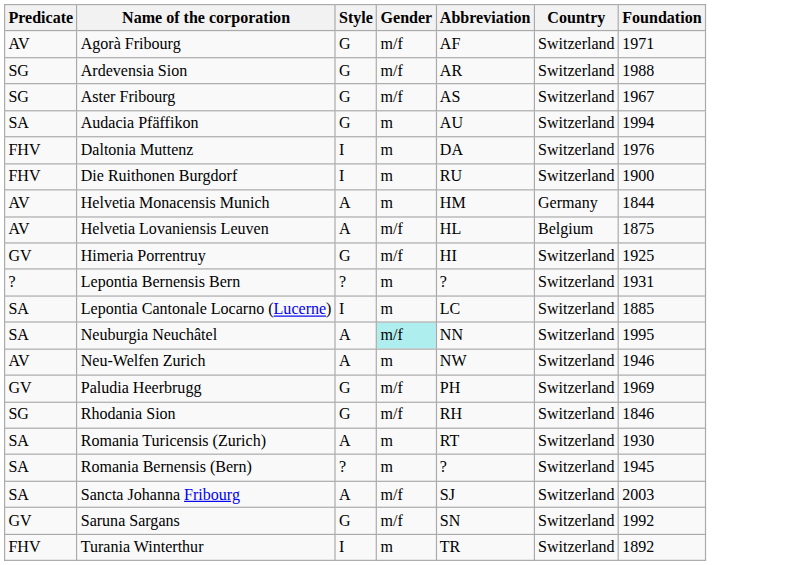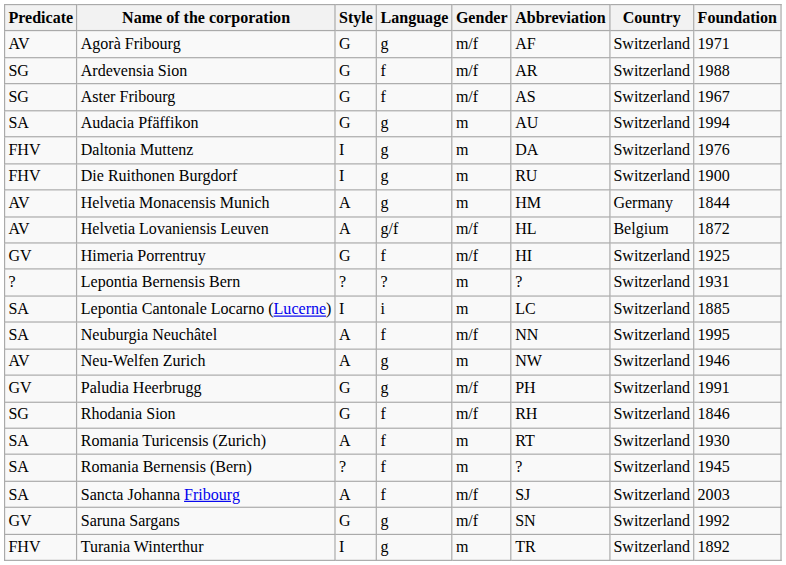+ column: (414, 17)
(638, 229) 1875 -> (714, 229) 1872
(392, 335) paleturquoise background -> (467, 335) no background
(638, 387) 1969 -> (714, 387) 1991
